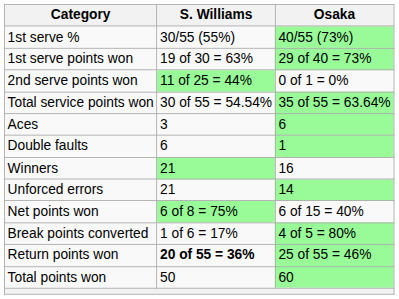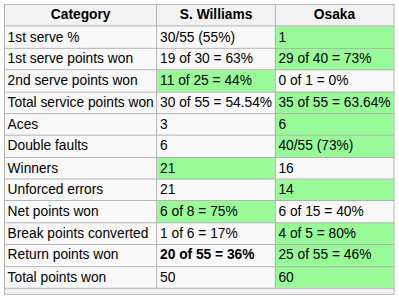(316, 37) 40/55 (73%) -> (282, 37) 1
(282, 146) 1 -> (316, 146) 40/55 (73%)
